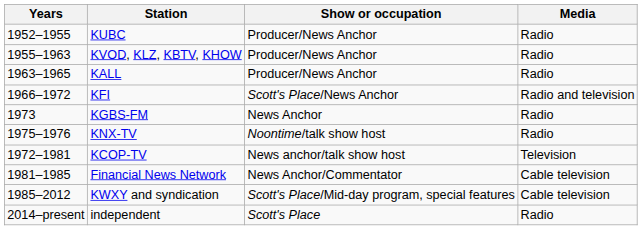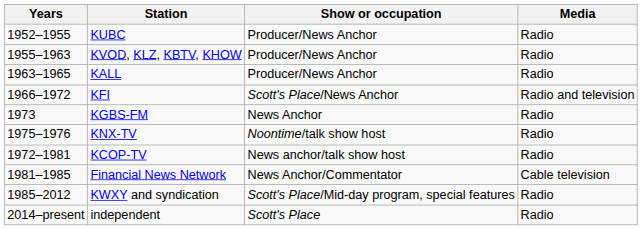(548, 154) Television -> (537, 154) Radio
(565, 194) Cable television -> (537, 194) Radio
